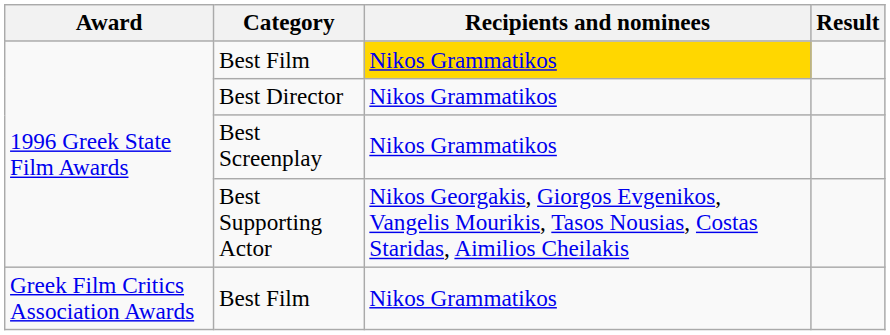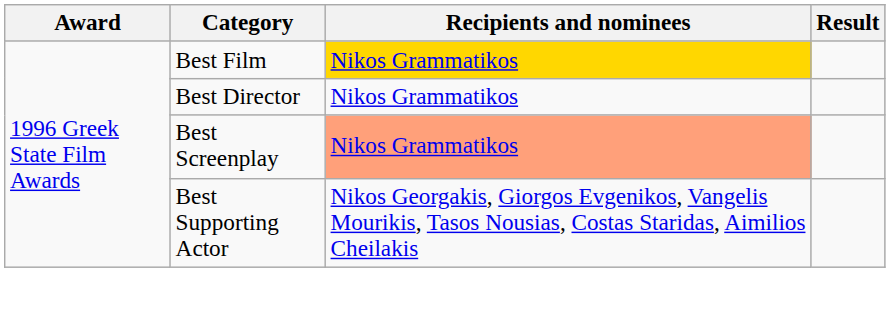(463, 146) no background -> (424, 146) lightsalmon background
- row: (102, 298)
